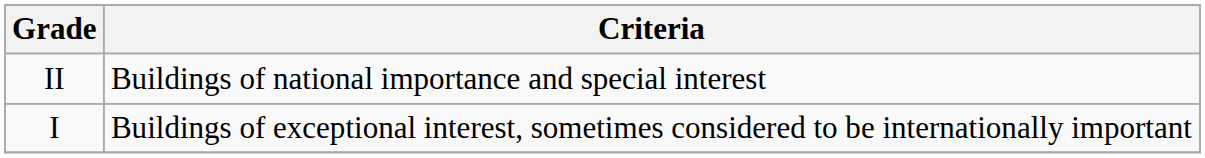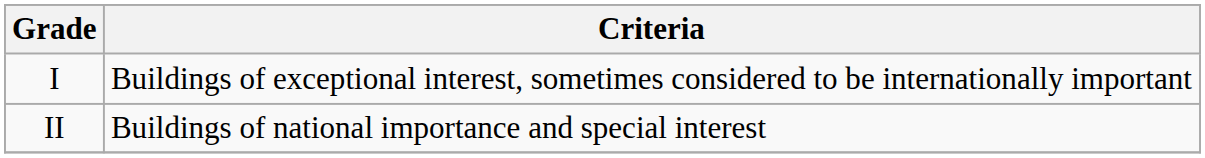rows swapped: (54, 127) <-> (54, 78)
